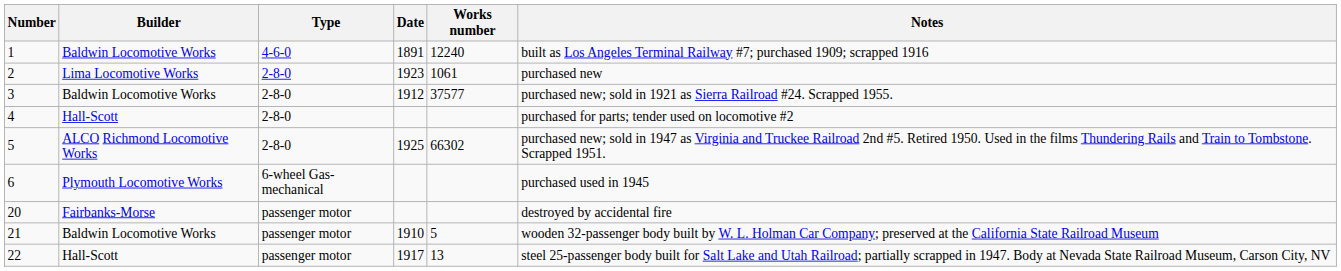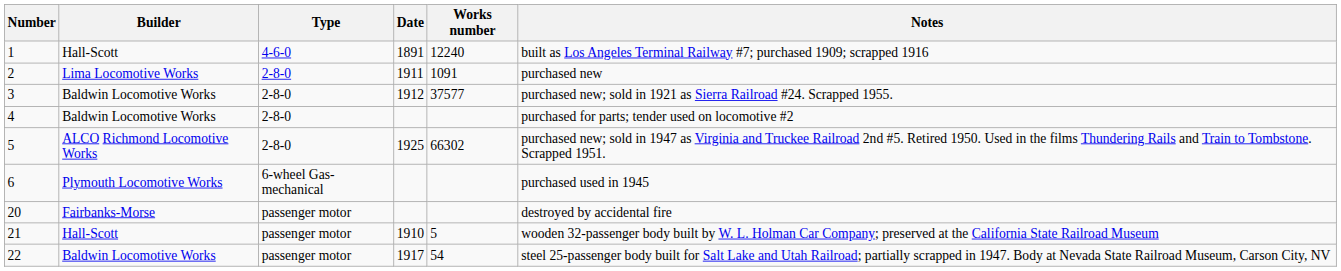(139, 52) Baldwin Locomotive Works -> (90, 52) Hall-Scott
(410, 73) 1923 -> (410, 73) 1911
(444, 73) 1061 -> (444, 73) 1091
(90, 116) Hall-Scott -> (139, 116) Baldwin Locomotive Works
(139, 233) Baldwin Locomotive Works -> (90, 233) Hall-Scott
(90, 255) Hall-Scott -> (139, 255) Baldwin Locomotive Works
(437, 255) 13 -> (437, 255) 54
